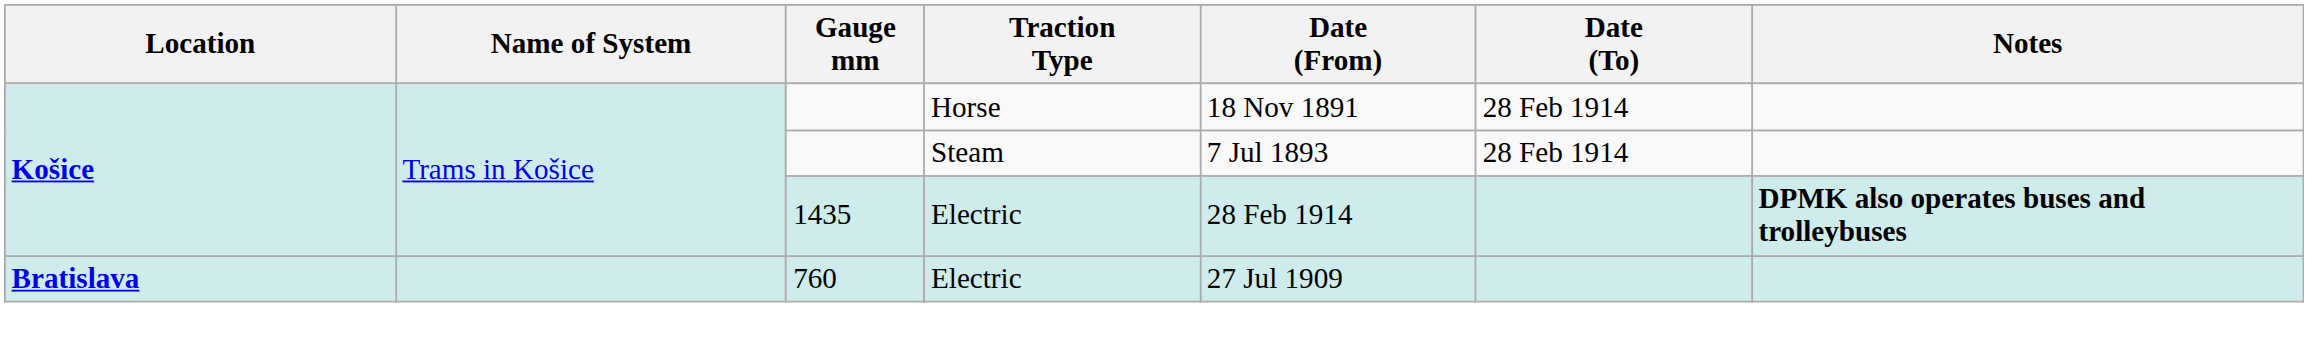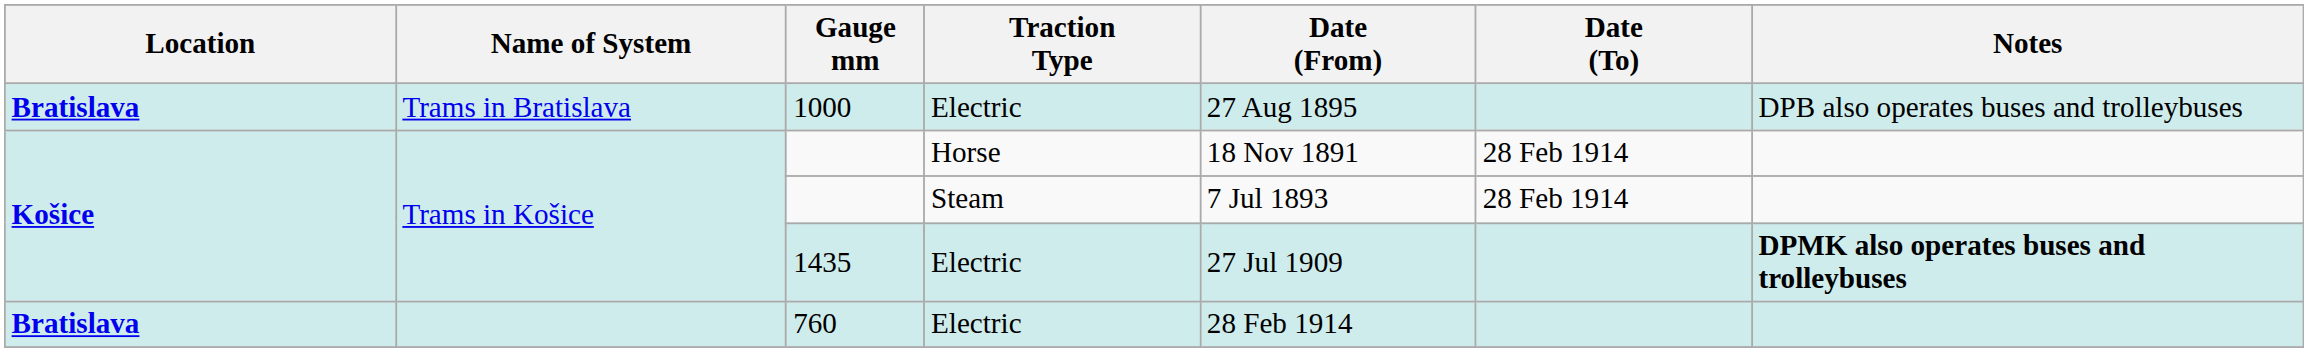+ row: (822, 106)
(1280, 215) 28 Feb 1914 -> (1275, 261) 27 Jul 1909
(1275, 277) 27 Jul 1909 -> (1280, 324) 28 Feb 1914
